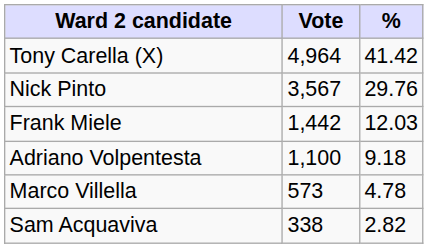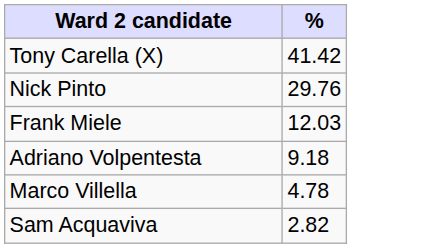- column: (321, 21)
